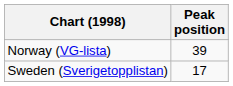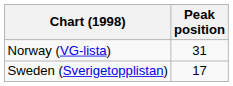(199, 50) 39 -> (199, 50) 31
